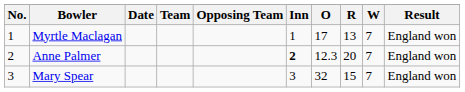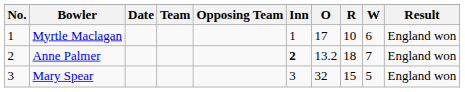(350, 35) 13 -> (350, 35) 10
(369, 35) 7 -> (369, 35) 6
(326, 55) 12.3 -> (326, 55) 13.2
(350, 55) 20 -> (350, 55) 18
(369, 76) 7 -> (369, 76) 5
